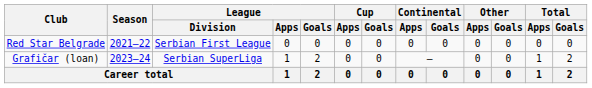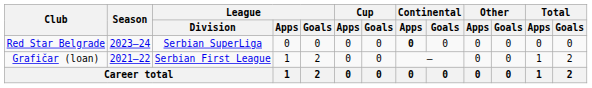(130, 44) 2021–22 -> (130, 44) 2023–24
(213, 44) Serbian First League -> (213, 44) Serbian SuperLiga
(411, 44) normal -> (411, 44) bold
(130, 59) 2023–24 -> (130, 59) 2021–22
(213, 59) Serbian SuperLiga -> (213, 59) Serbian First League
